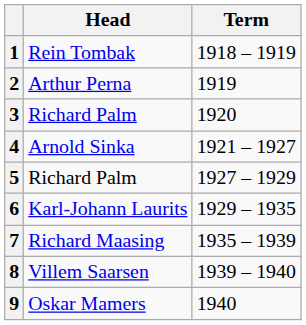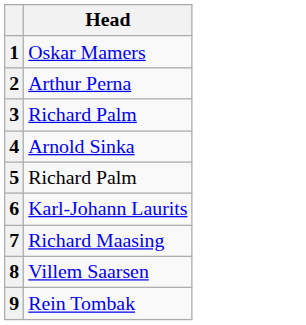- column: (246, 20)
(82, 51) Rein Tombak -> (87, 51) Oskar Mamers
(87, 303) Oskar Mamers -> (82, 303) Rein Tombak
